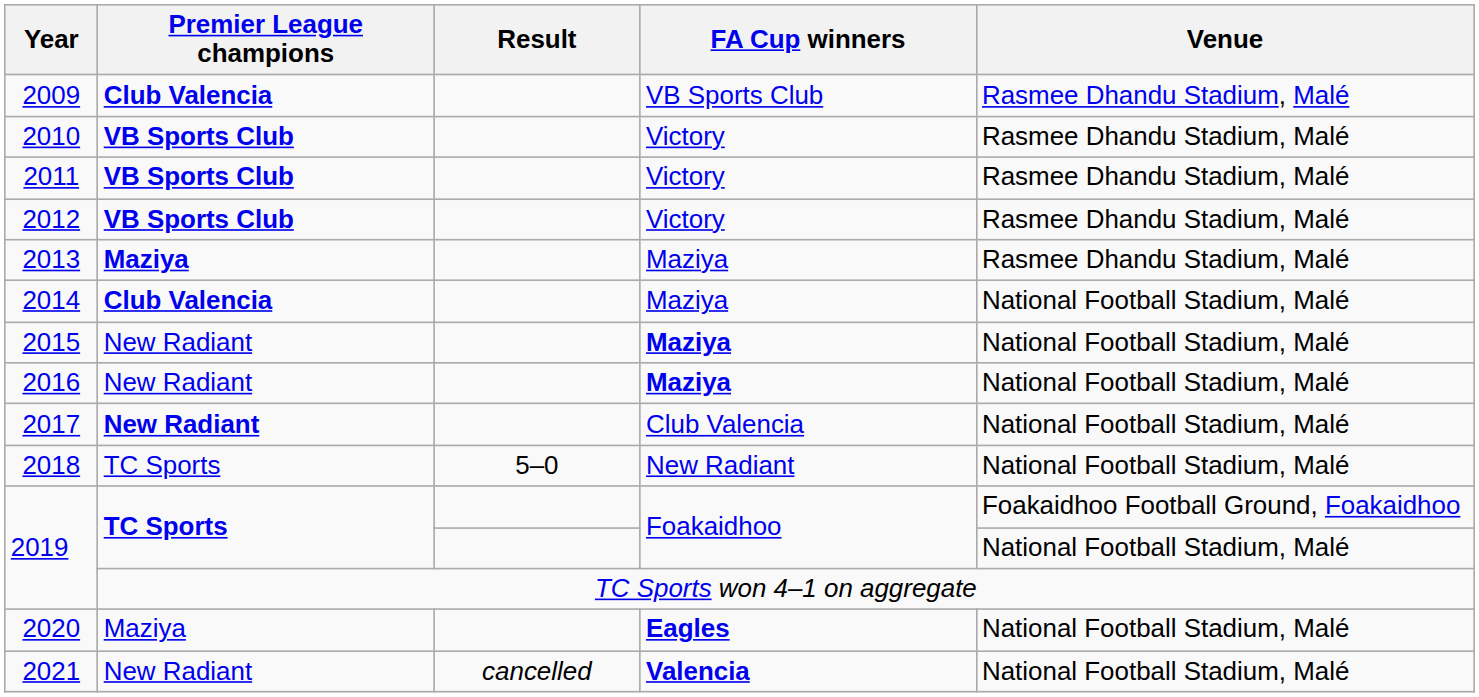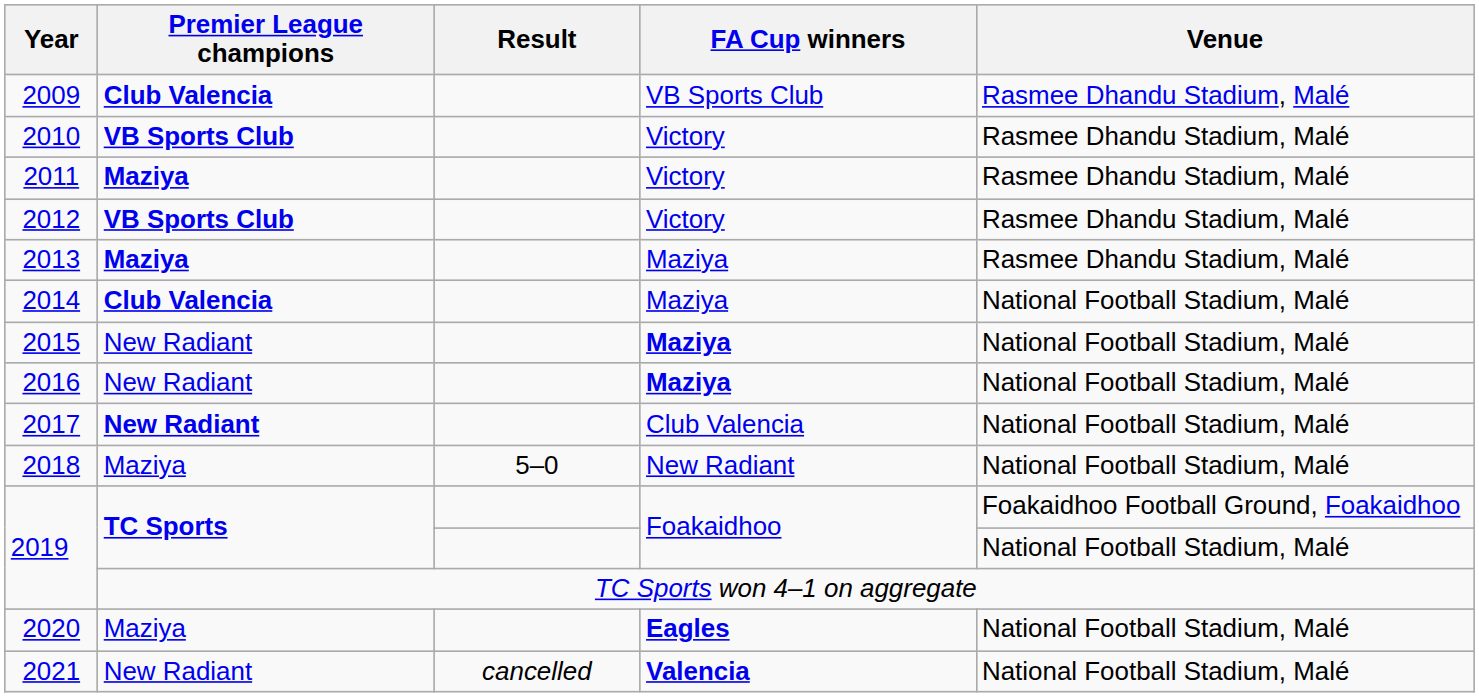(199, 177) VB Sports Club -> (146, 177) Maziya
(162, 465) TC Sports -> (145, 465) Maziya
